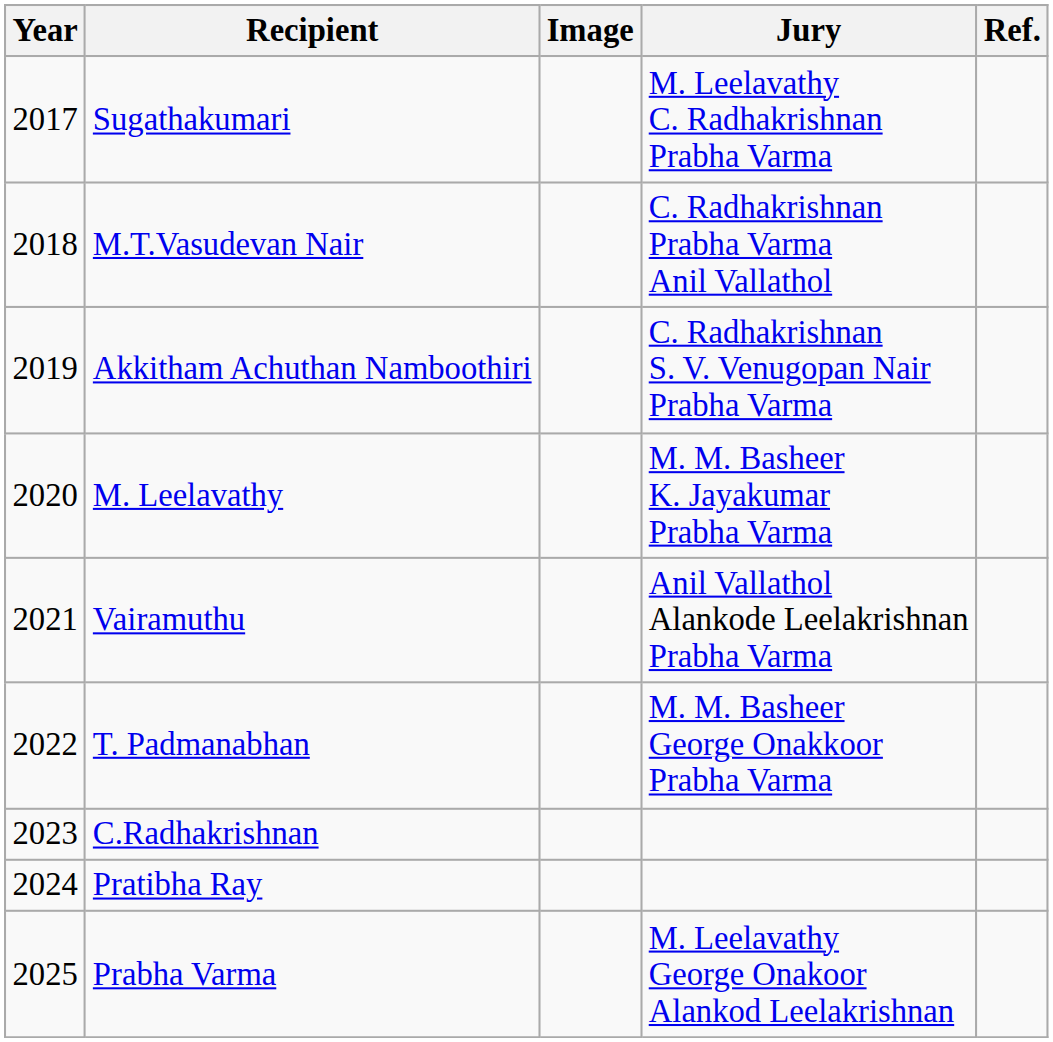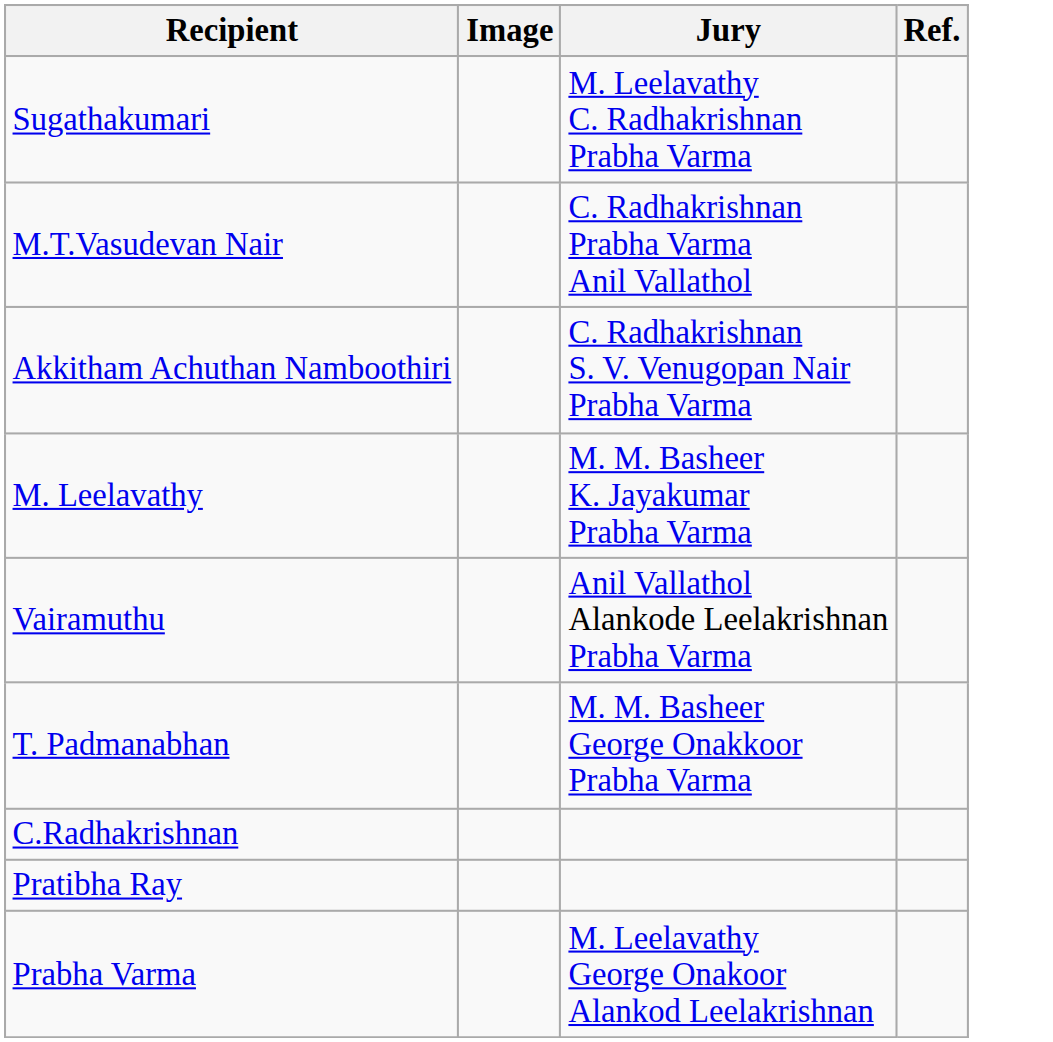- column: (45, 30)
